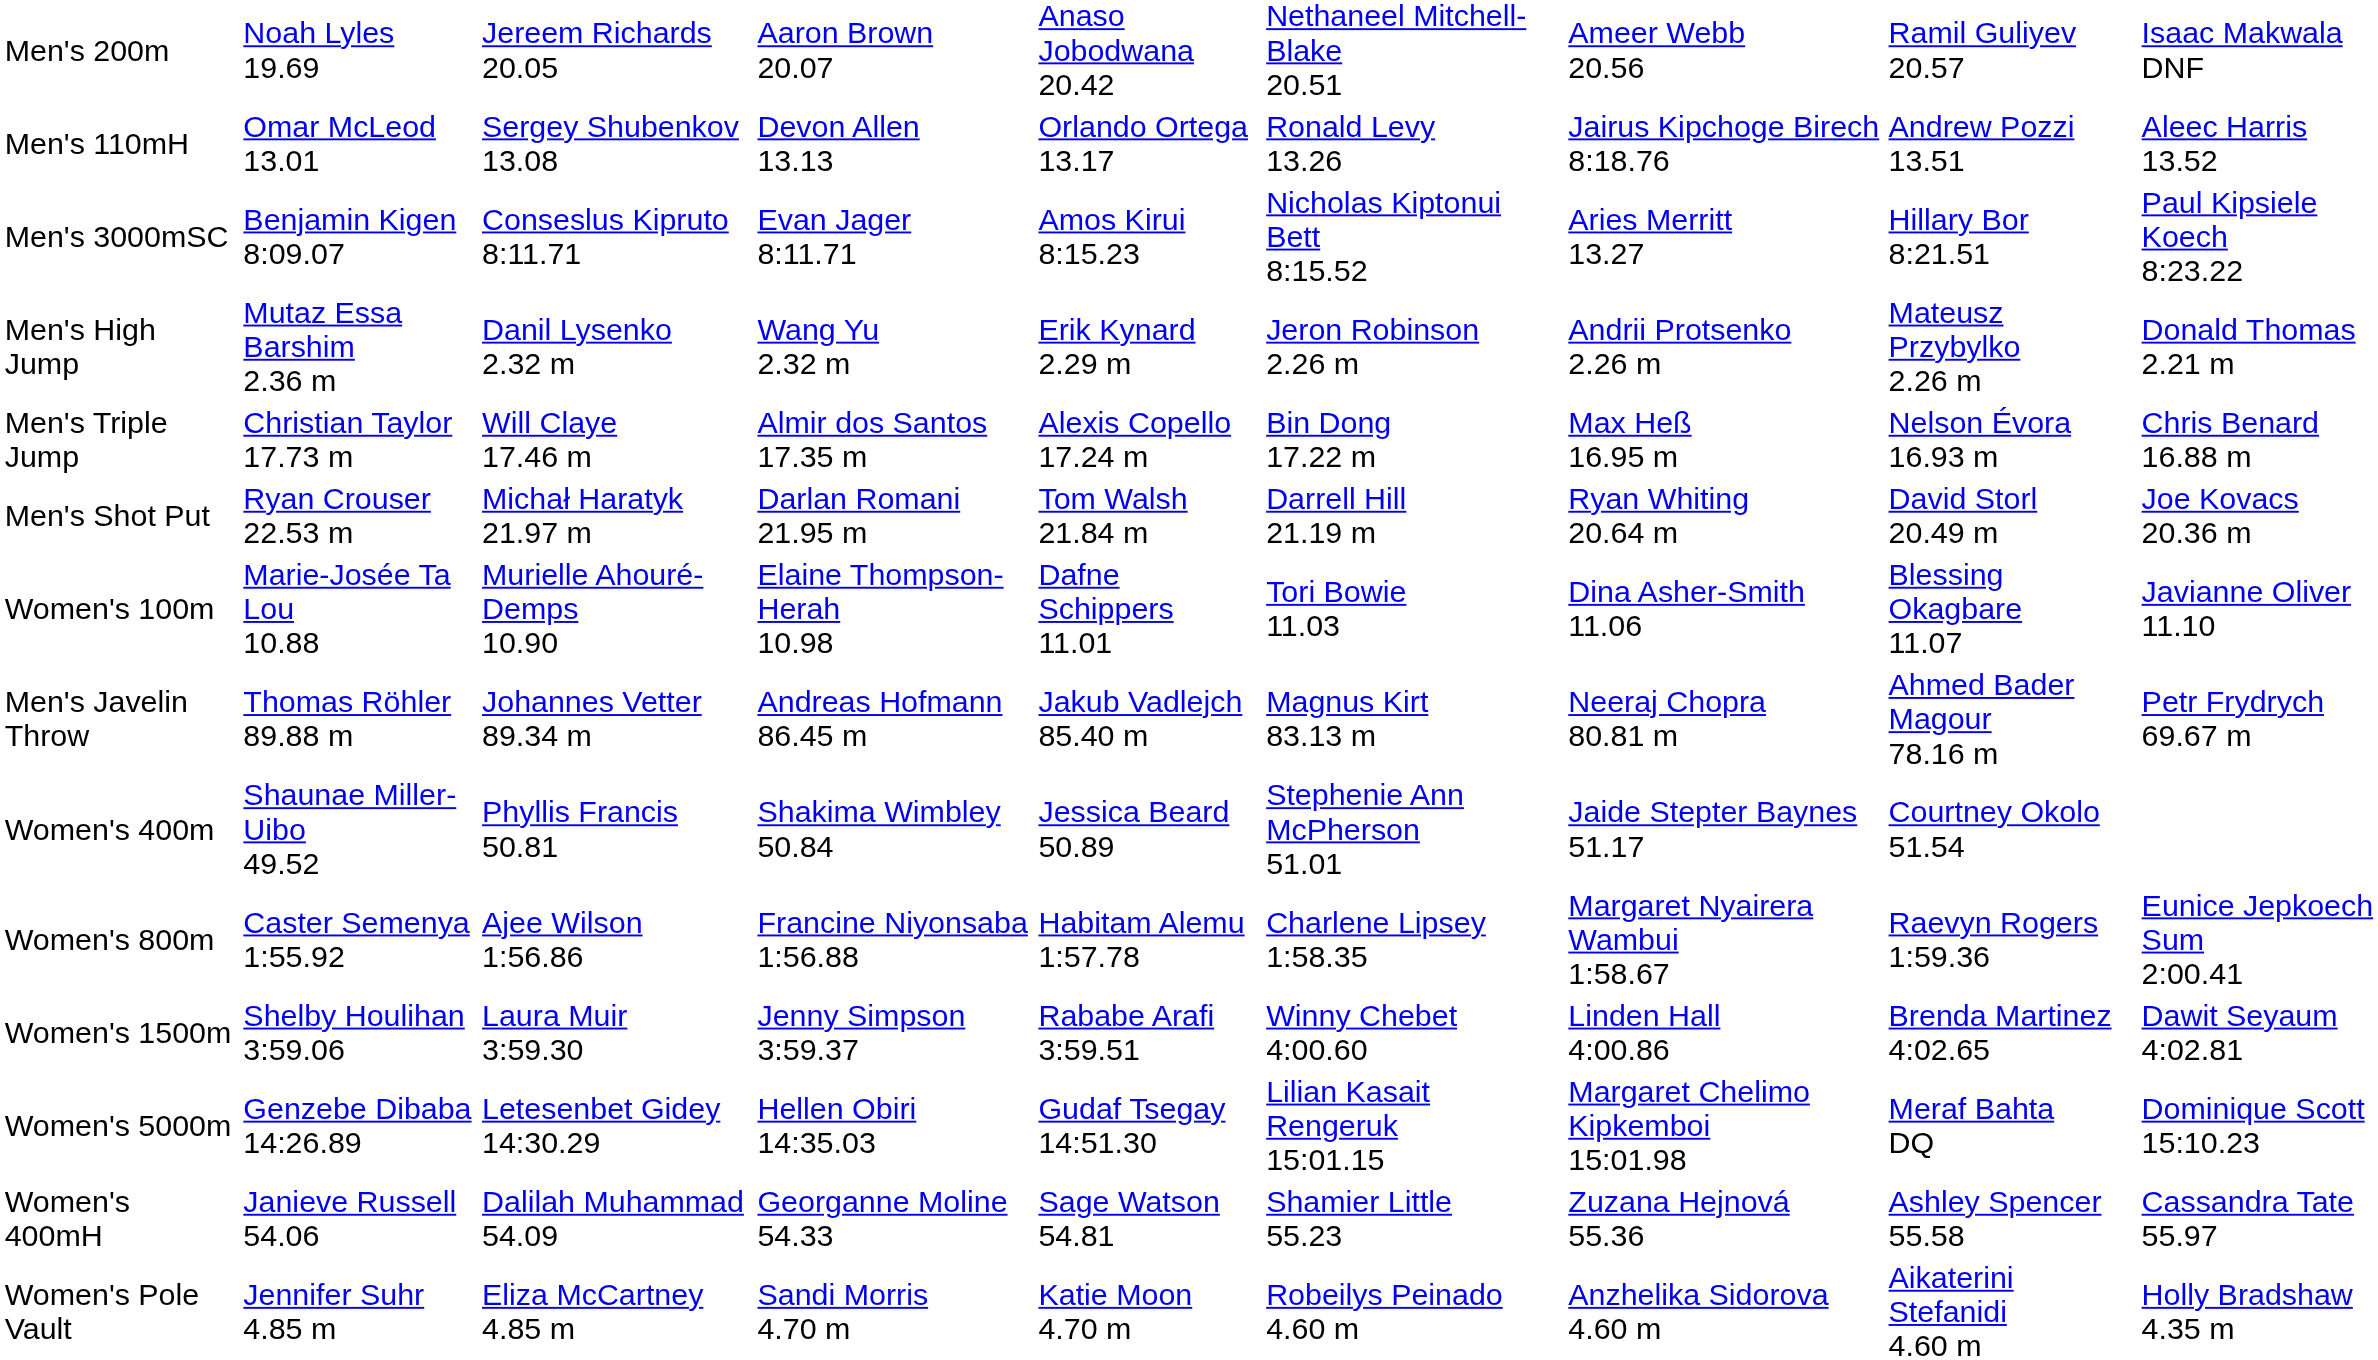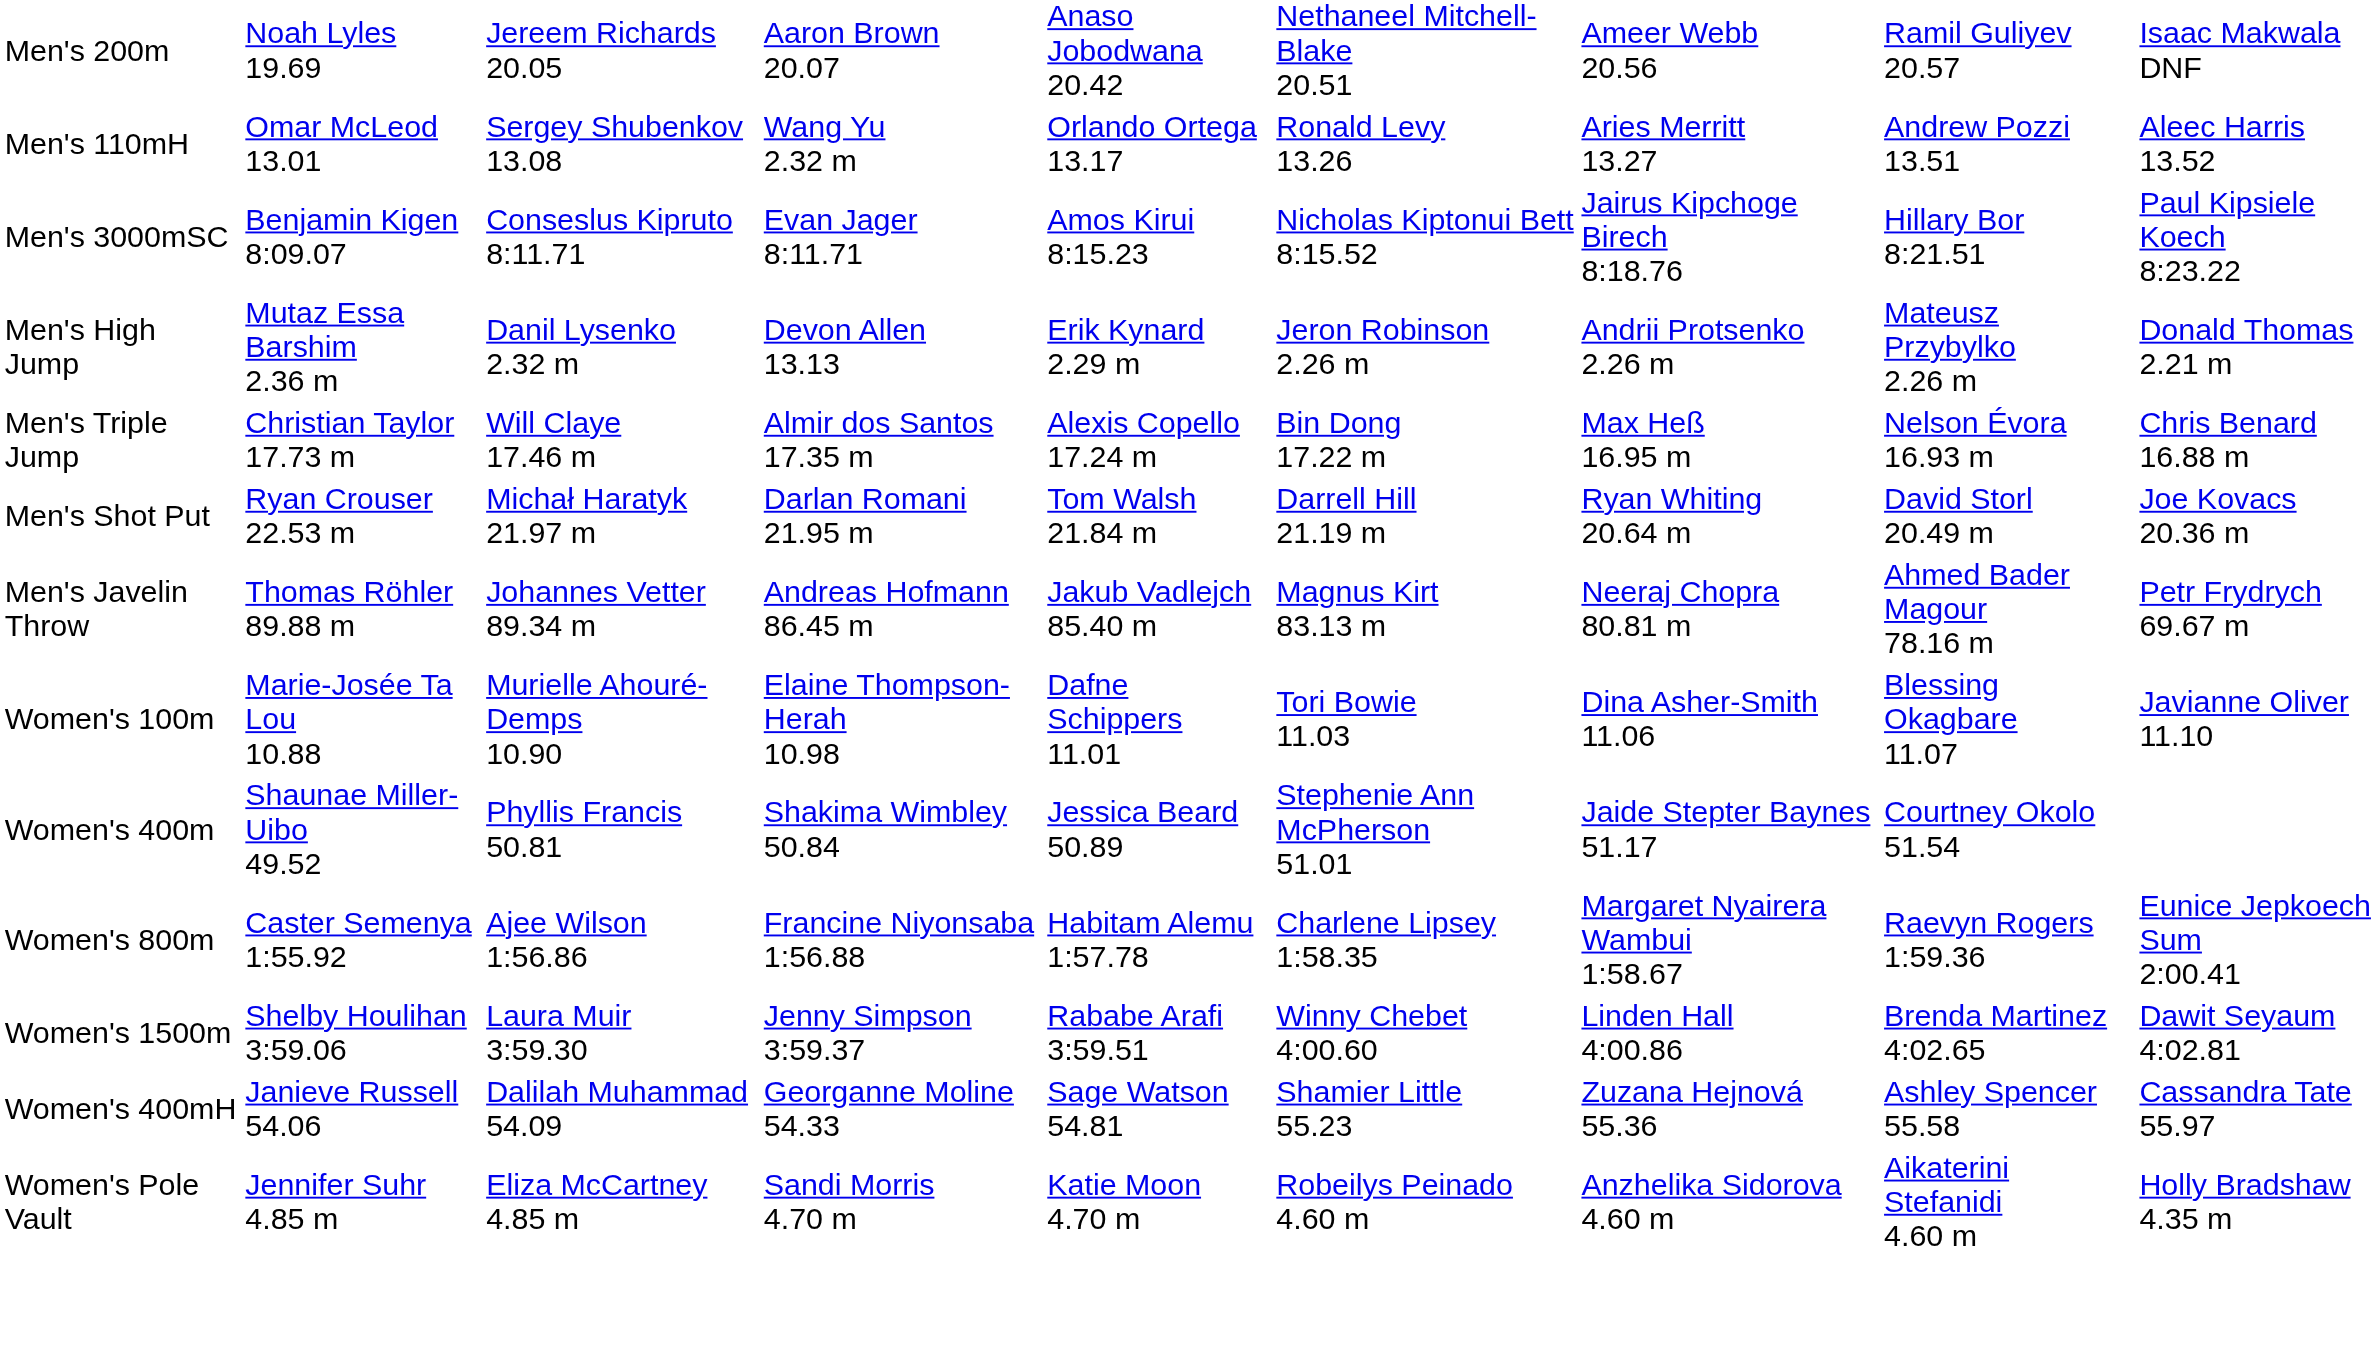(839, 143) Devon Allen 13.13 -> (825, 143) Wang Yu 2.32 m
(1724, 143) Jairus Kipchoge Birech 8:18.76 -> (1663, 143) Aries Merritt 13.27
(1650, 236) Aries Merritt 13.27 -> (1690, 236) Jairus Kipchoge Birech 8:18.76
(818, 346) Wang Yu 2.32 m -> (845, 346) Devon Allen 13.13
rows swapped: (96, 719) <-> (110, 609)
- row: (118, 1125)
